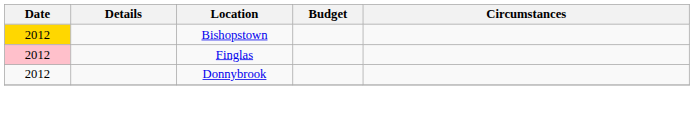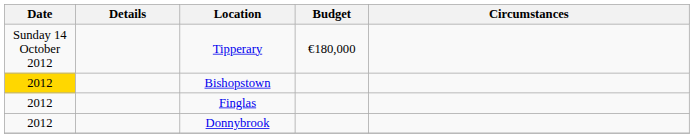+ row: (238, 48)
(37, 54) pink background -> (40, 103) no background
